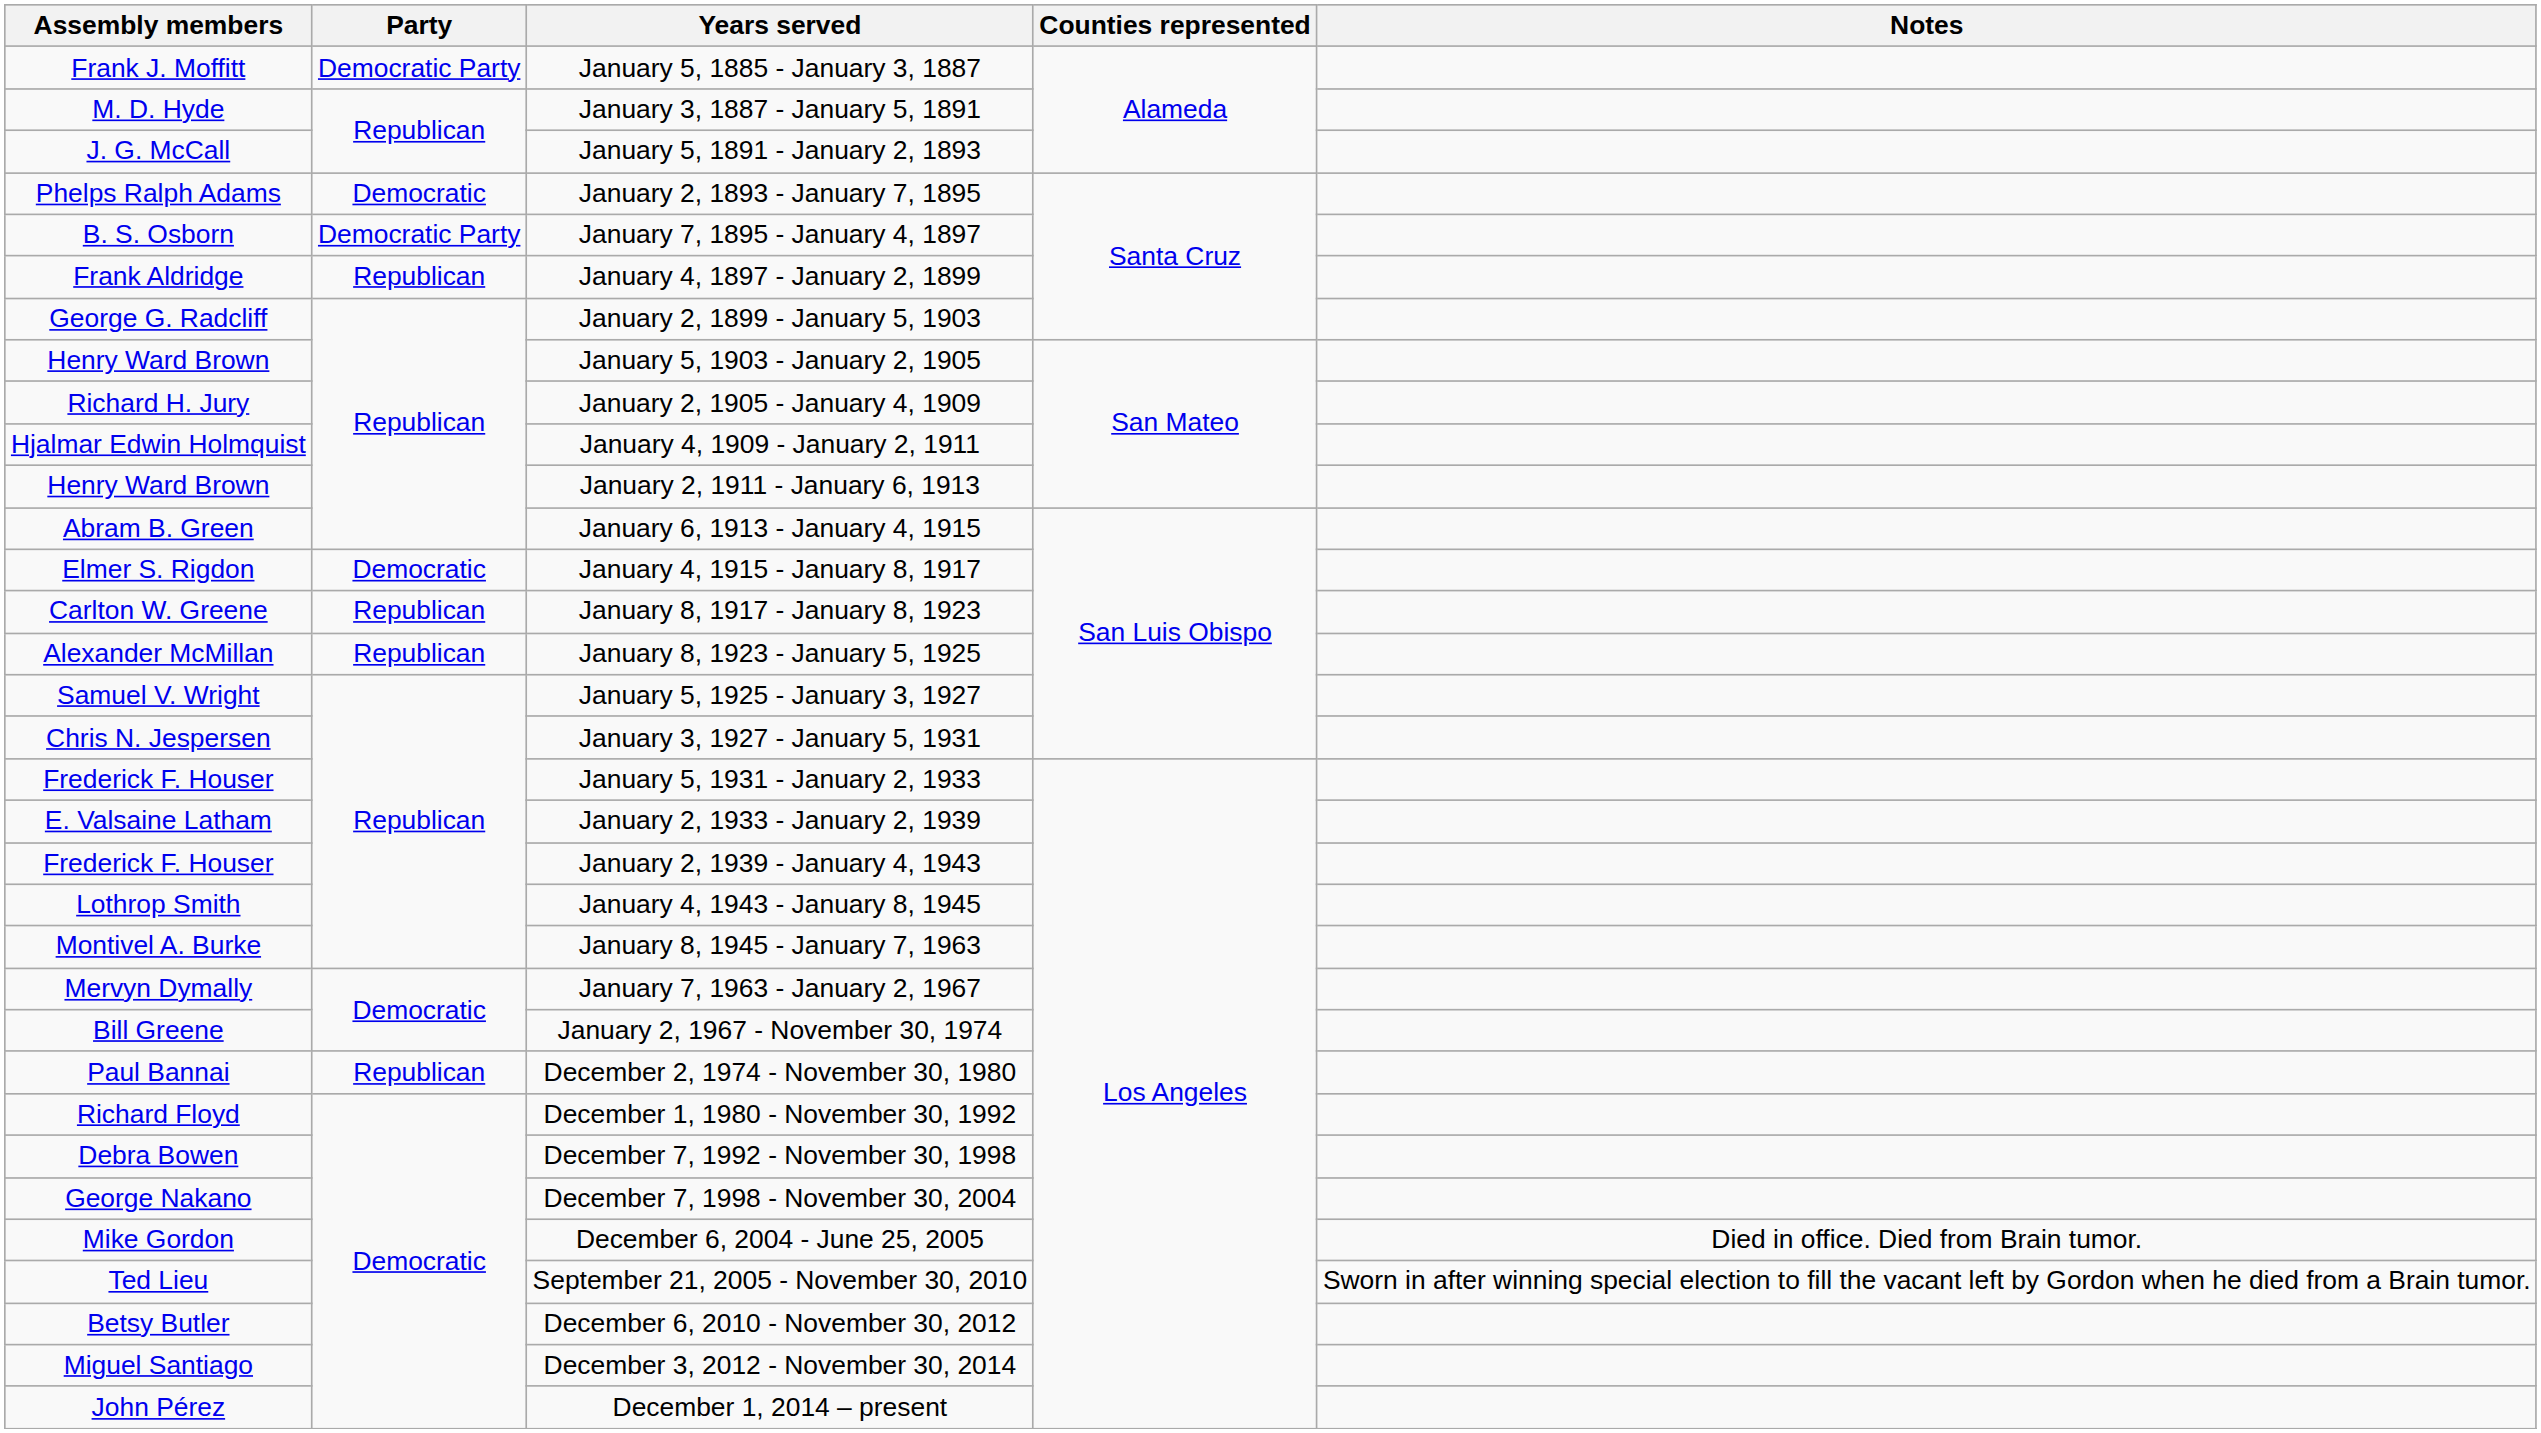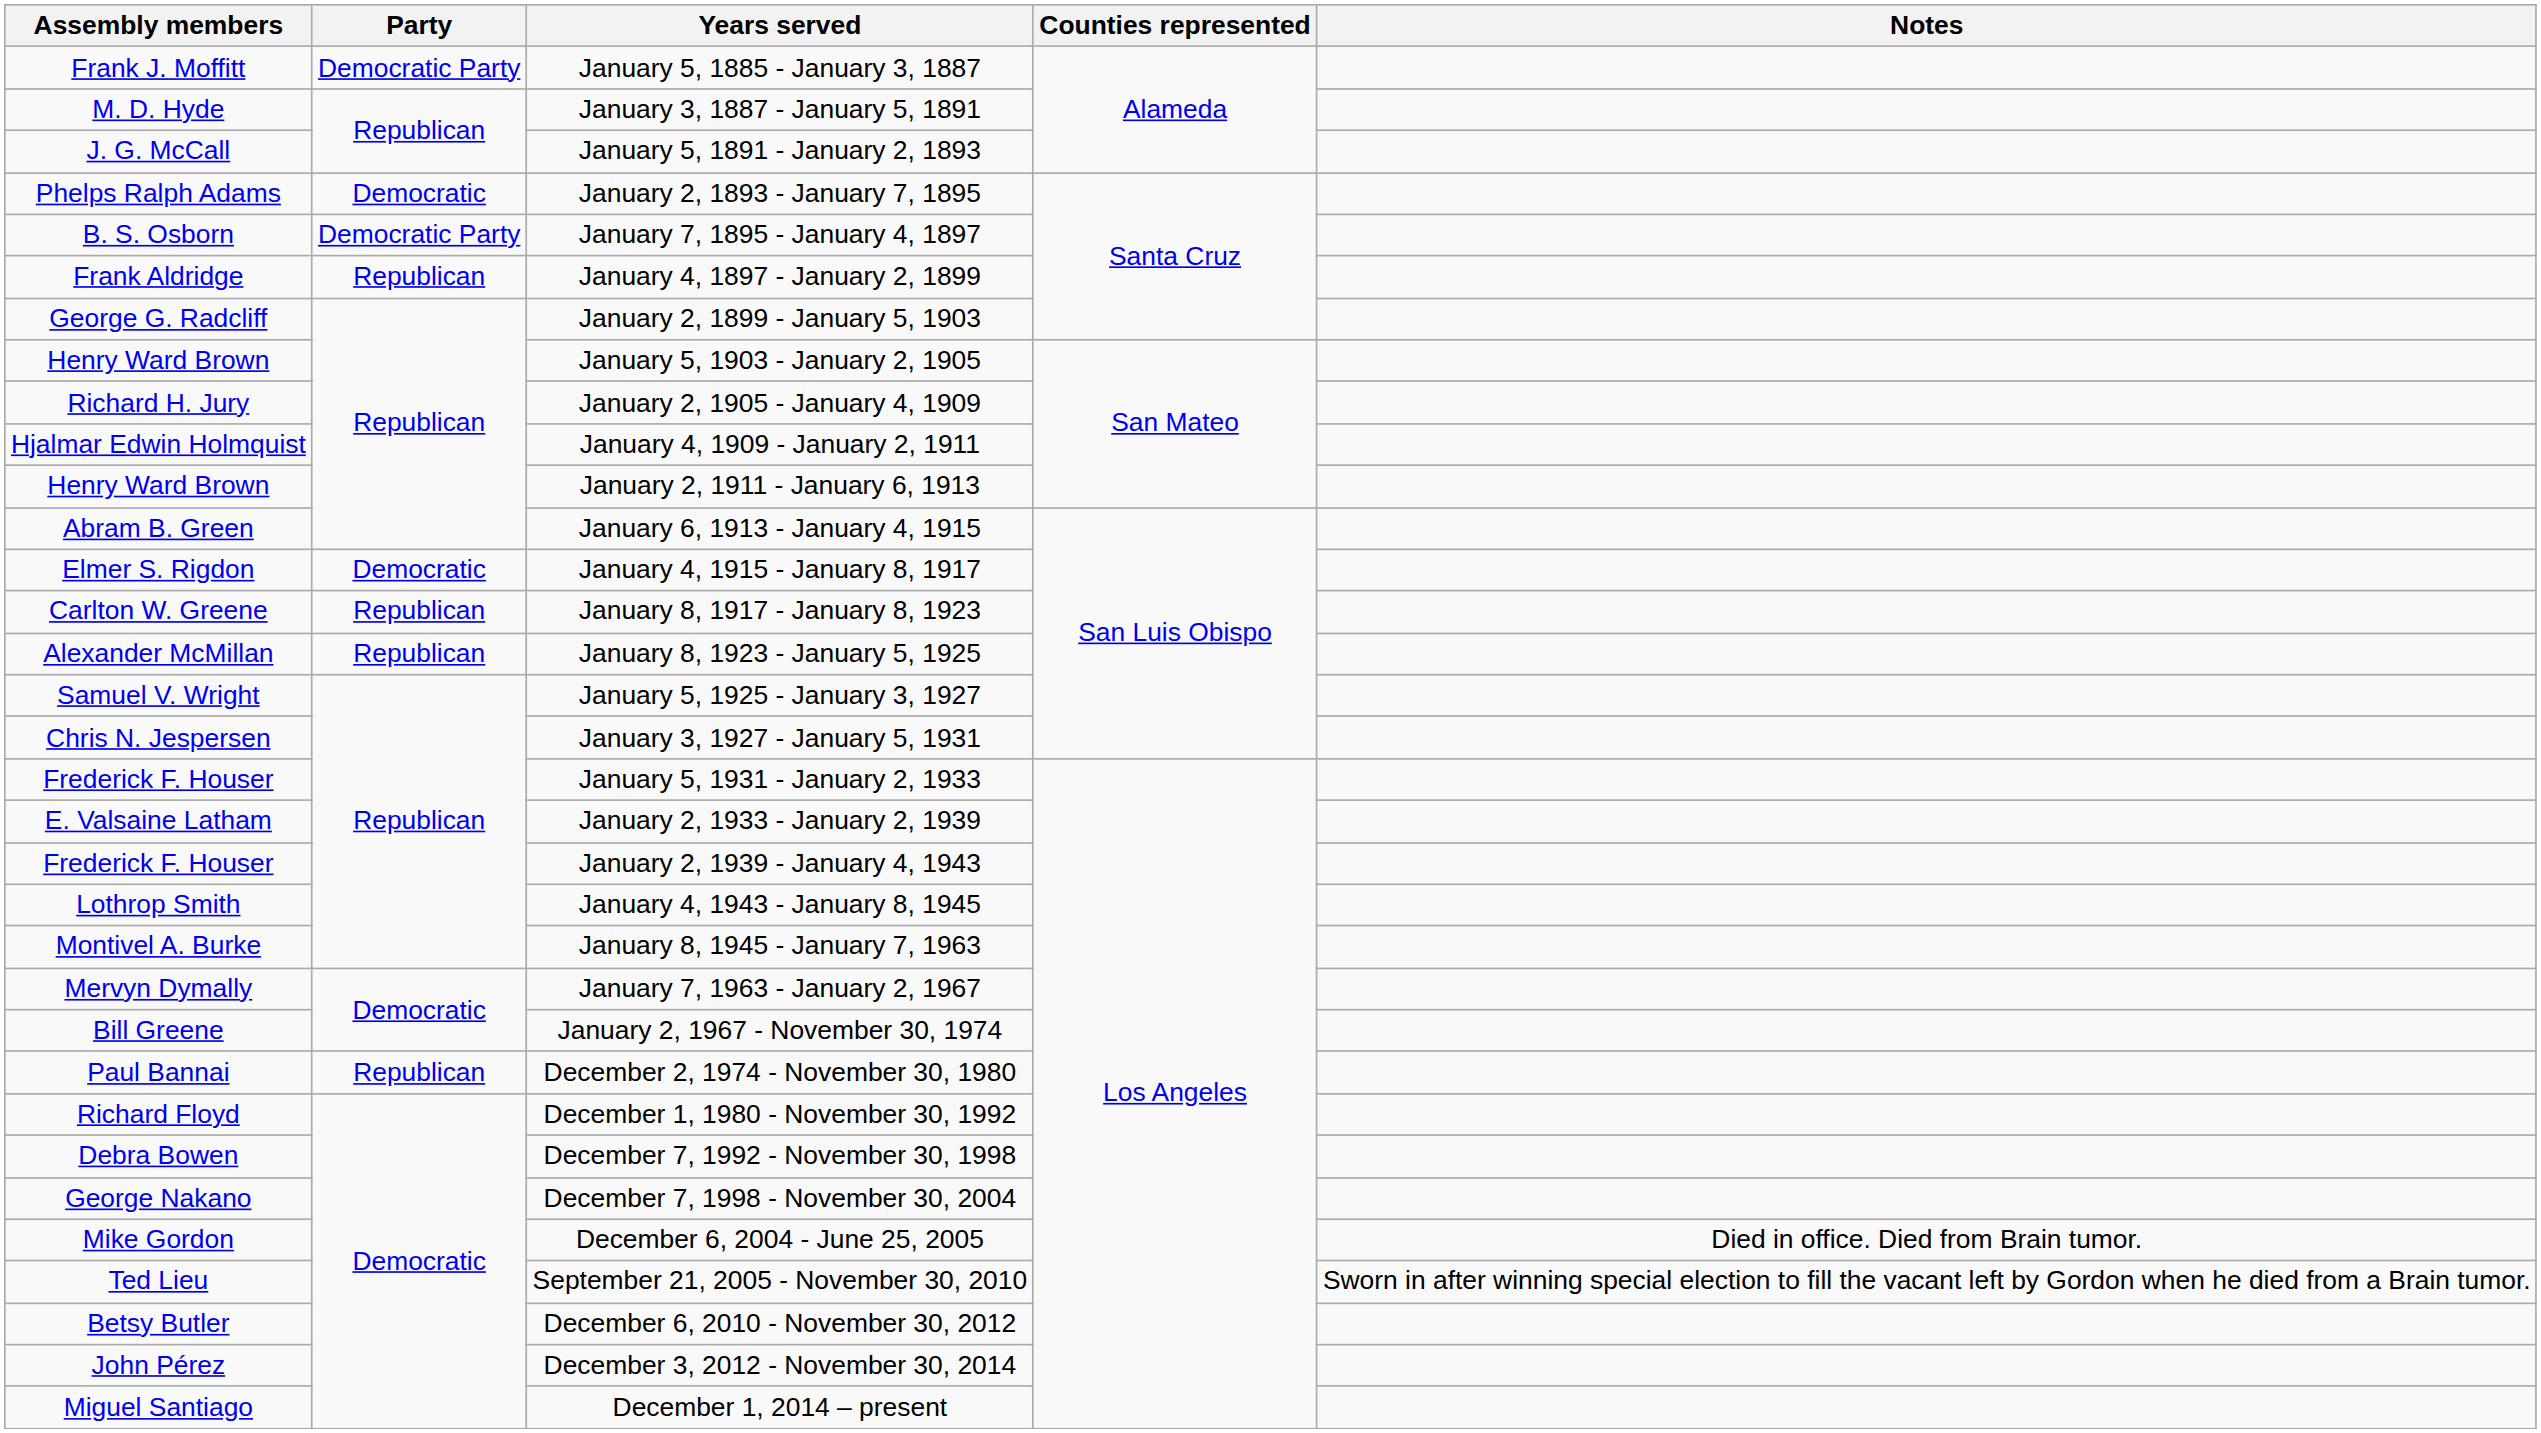(158, 1365) Miguel Santiago -> (158, 1365) John Pérez
(158, 1407) John Pérez -> (158, 1407) Miguel Santiago
